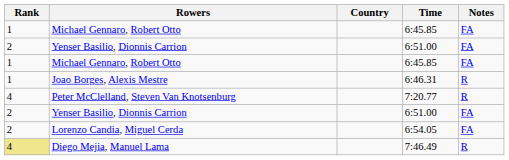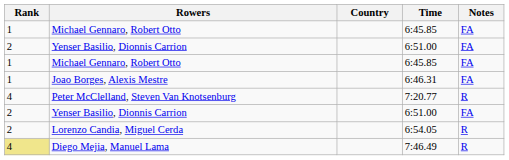(464, 79) R -> (467, 79) FA
(467, 130) FA -> (464, 130) R
